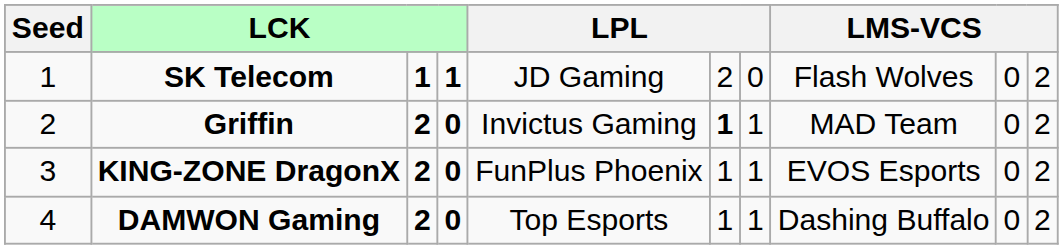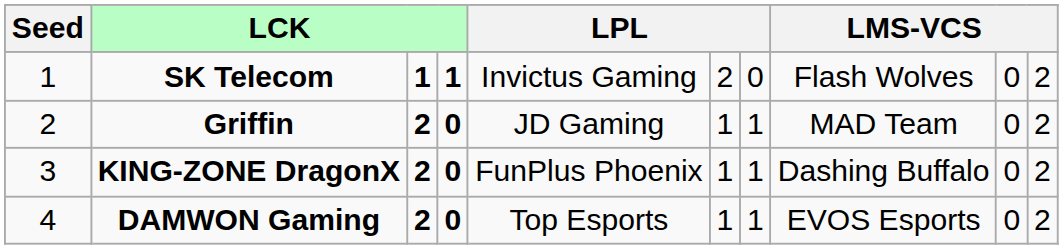(589, 76) JD Gaming -> (589, 76) Invictus Gaming
(589, 123) Invictus Gaming -> (589, 123) JD Gaming
(725, 123) bold -> (725, 123) normal
(884, 171) EVOS Esports -> (884, 171) Dashing Buffalo
(884, 219) Dashing Buffalo -> (884, 219) EVOS Esports
